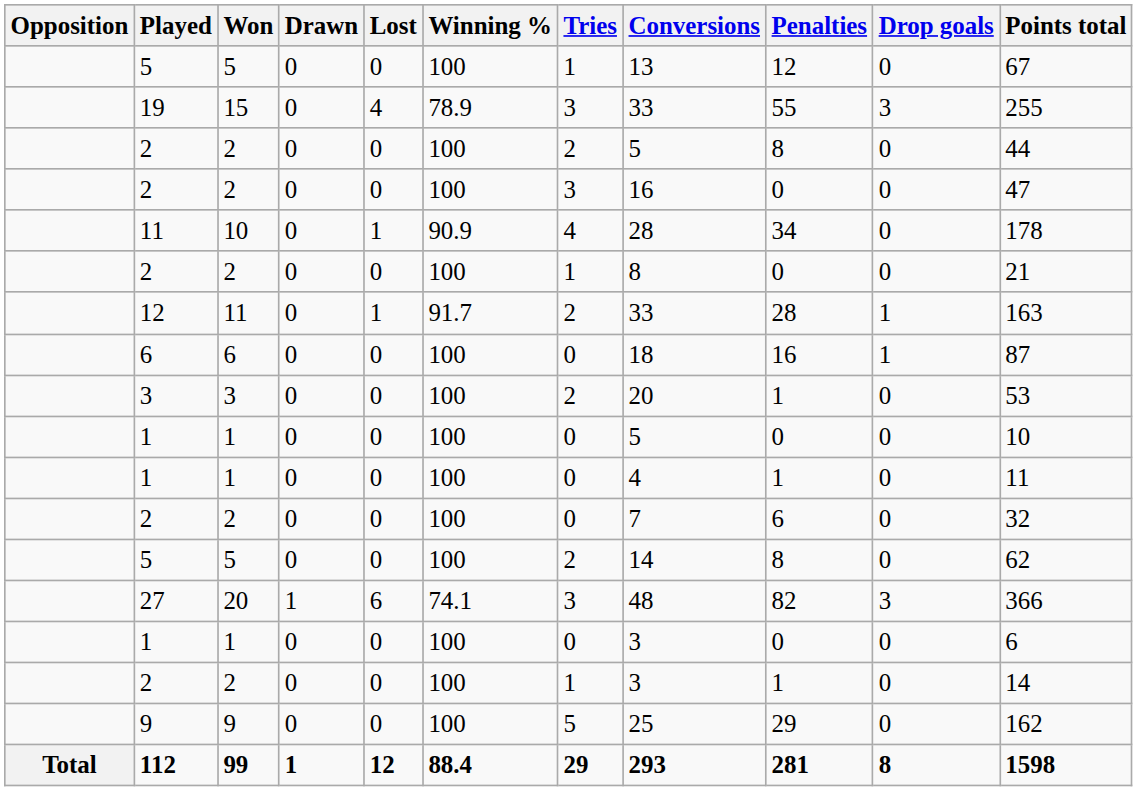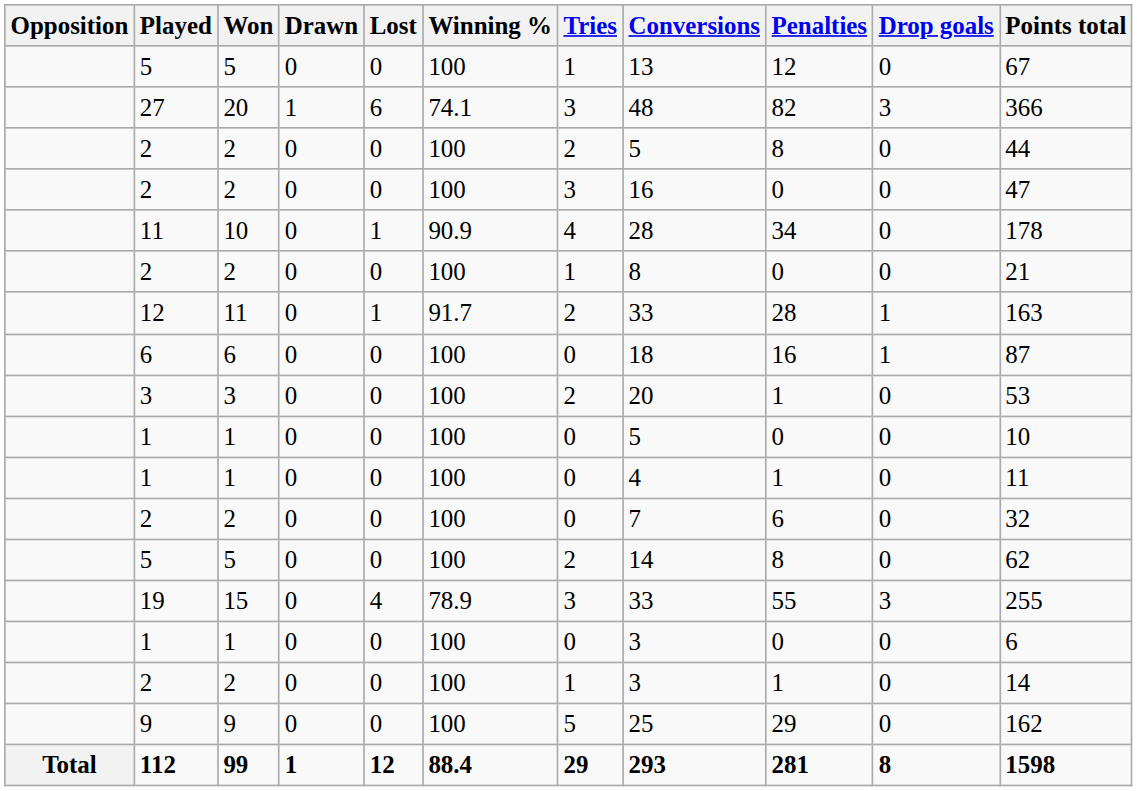rows swapped: (152, 600) <-> (152, 107)
